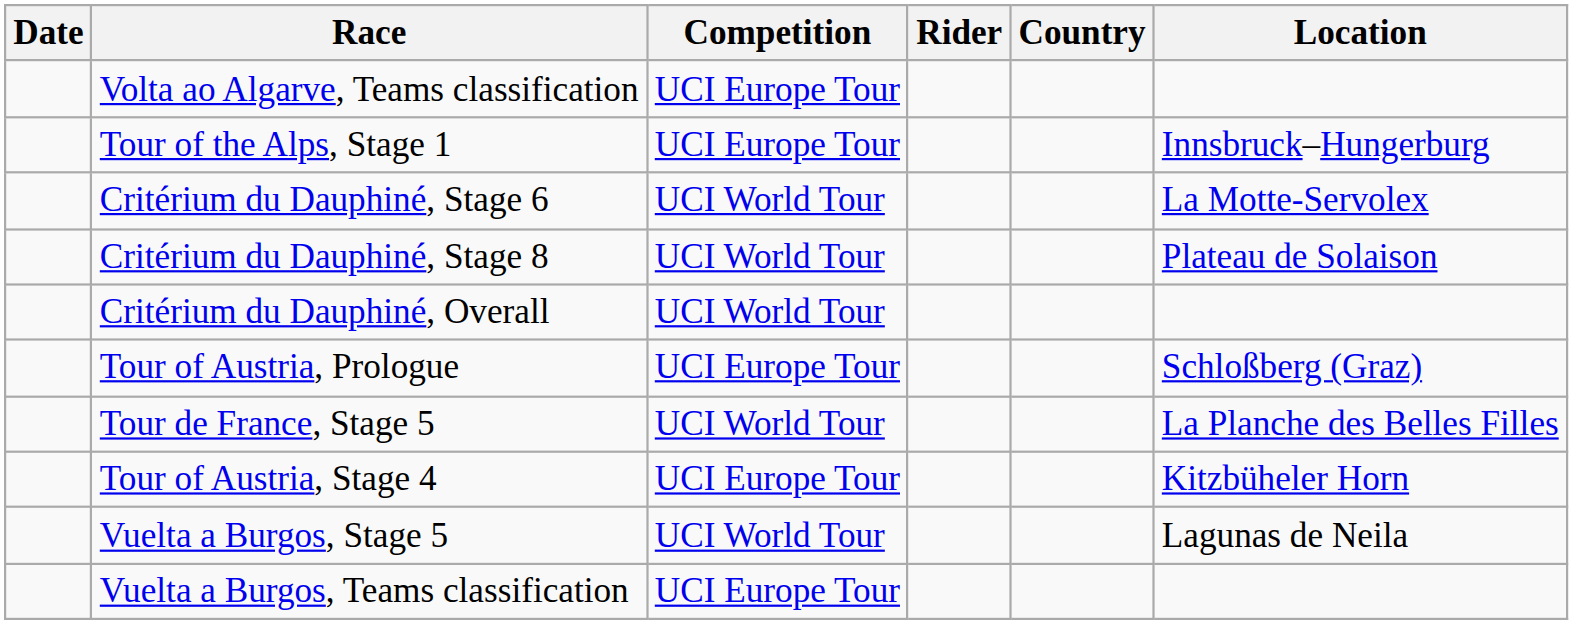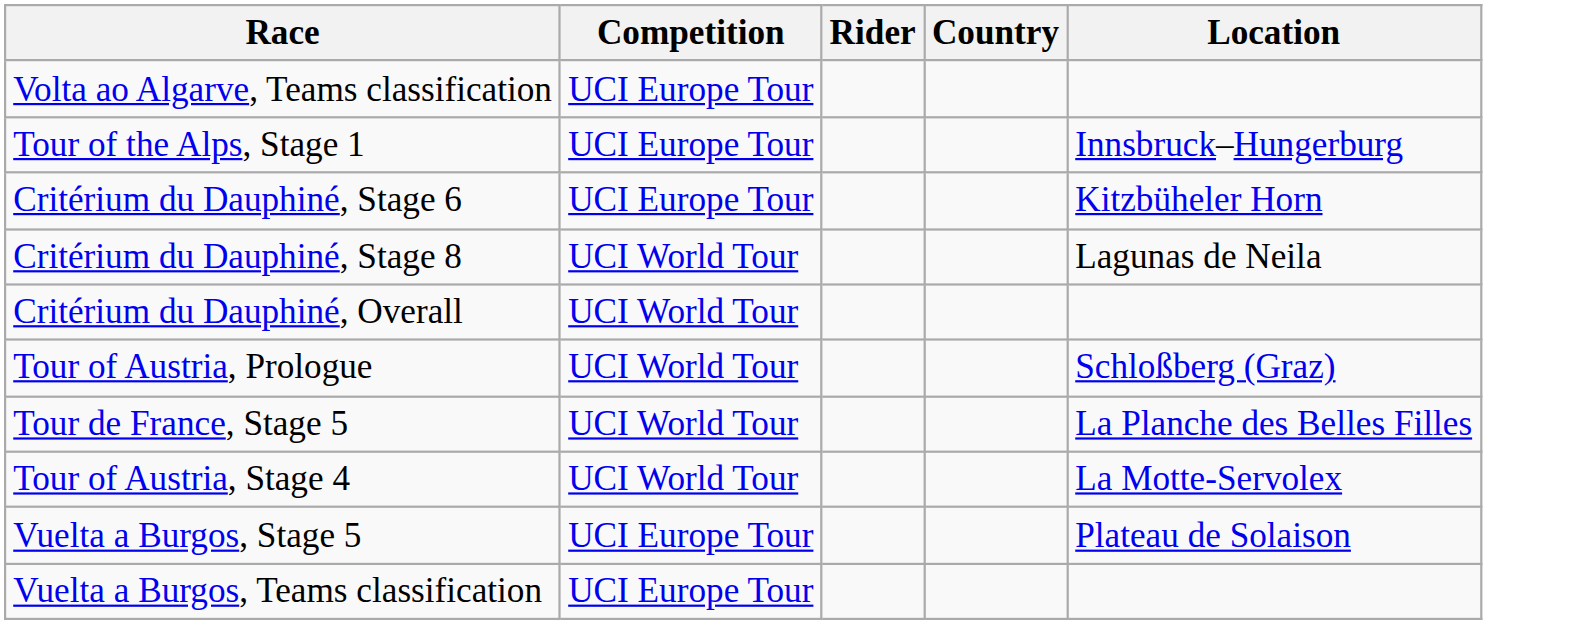- column: (48, 32)
(770, 199) UCI World Tour -> (691, 199) UCI Europe Tour
(1295, 199) La Motte-Servolex -> (1199, 199) Kitzbüheler Horn
(1300, 255) Plateau de Solaison -> (1198, 255) Lagunas de Neila
(777, 367) UCI Europe Tour -> (683, 367) UCI World Tour
(777, 479) UCI Europe Tour -> (683, 479) UCI World Tour
(1285, 479) Kitzbüheler Horn -> (1209, 479) La Motte-Servolex
(770, 534) UCI World Tour -> (691, 534) UCI Europe Tour
(1285, 534) Lagunas de Neila -> (1213, 534) Plateau de Solaison
